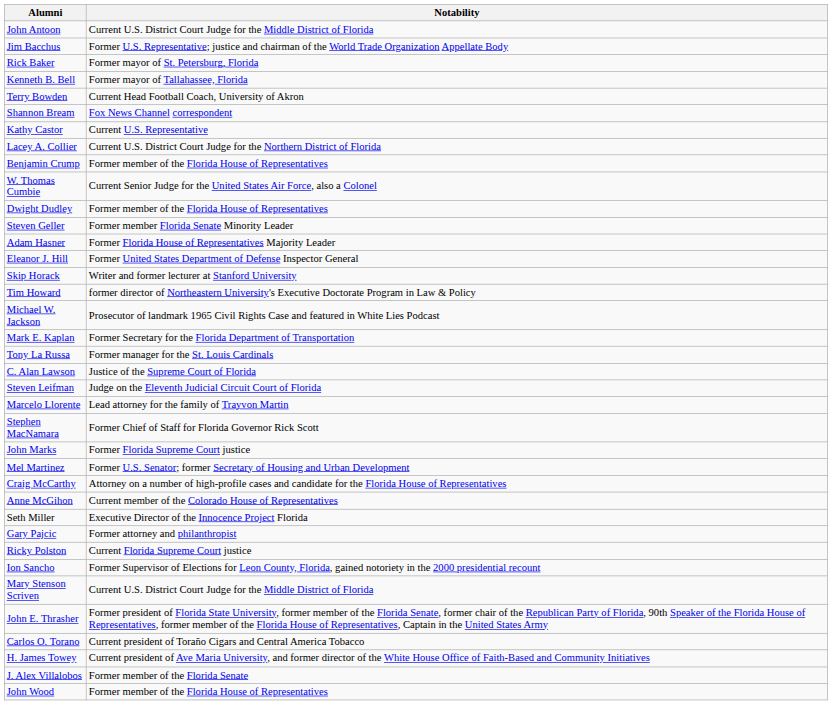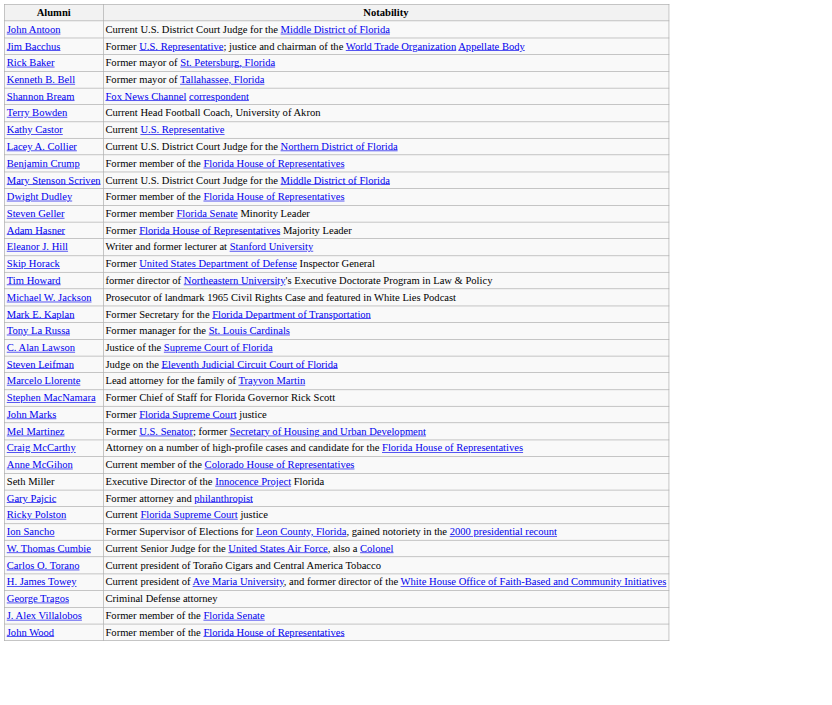rows swapped: (37, 96) <-> (41, 113)
rows swapped: (31, 186) <-> (36, 590)
(224, 259) Former United States Department of Defense Inspector General -> (209, 247) Writer and former lecturer at Stanford University
(193, 275) Writer and former lecturer at Stanford University -> (240, 264) Former United States Department of Defense Inspector General
- row: (43, 619)
+ row: (38, 599)
